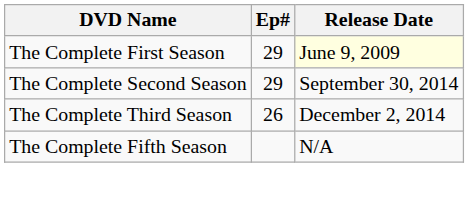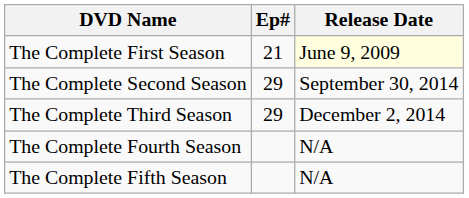(273, 51) 29 -> (273, 51) 21
(273, 114) 26 -> (273, 114) 29
+ row: (125, 146)
